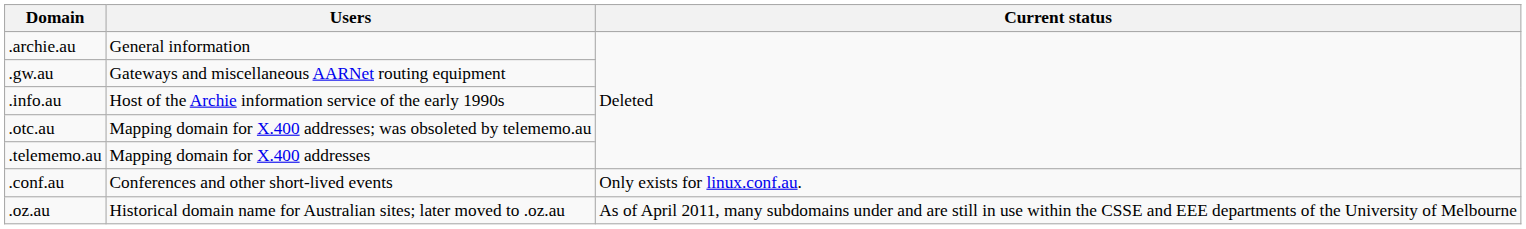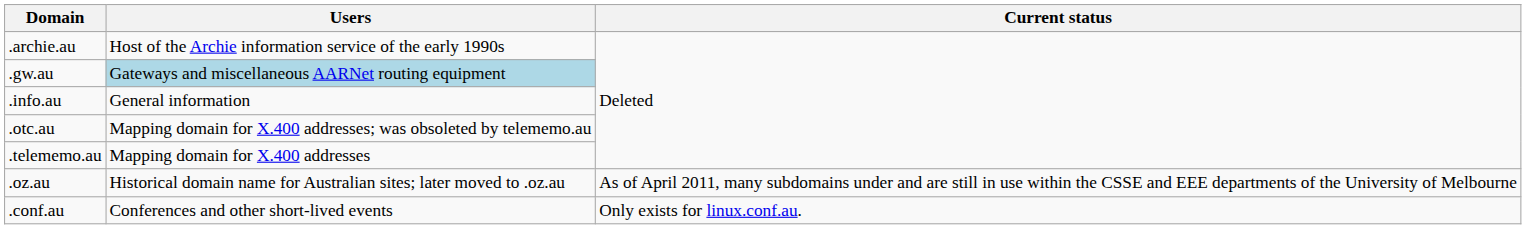(180, 45) General information -> (307, 45) Host of the Archie information service of the early 1990s
(308, 73) no background -> (308, 73) lightblue background
(307, 100) Host of the Archie information service of the early 1990s -> (180, 100) General information
rows swapped: (36, 182) <-> (29, 210)
